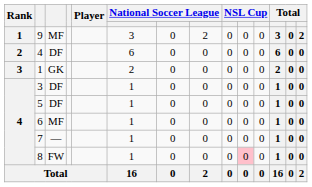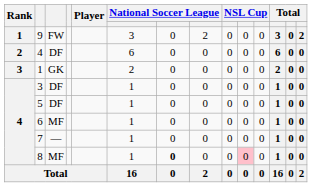(56, 35) MF -> (56, 35) FW
(56, 156) FW -> (56, 156) MF
(173, 156) normal -> (173, 156) bold
